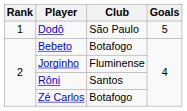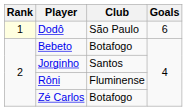(20, 30) no background -> (20, 30) lightyellow background
(165, 30) 5 -> (165, 30) 6
(117, 64) Fluminense -> (106, 64) Santos
(106, 81) Santos -> (117, 81) Fluminense
